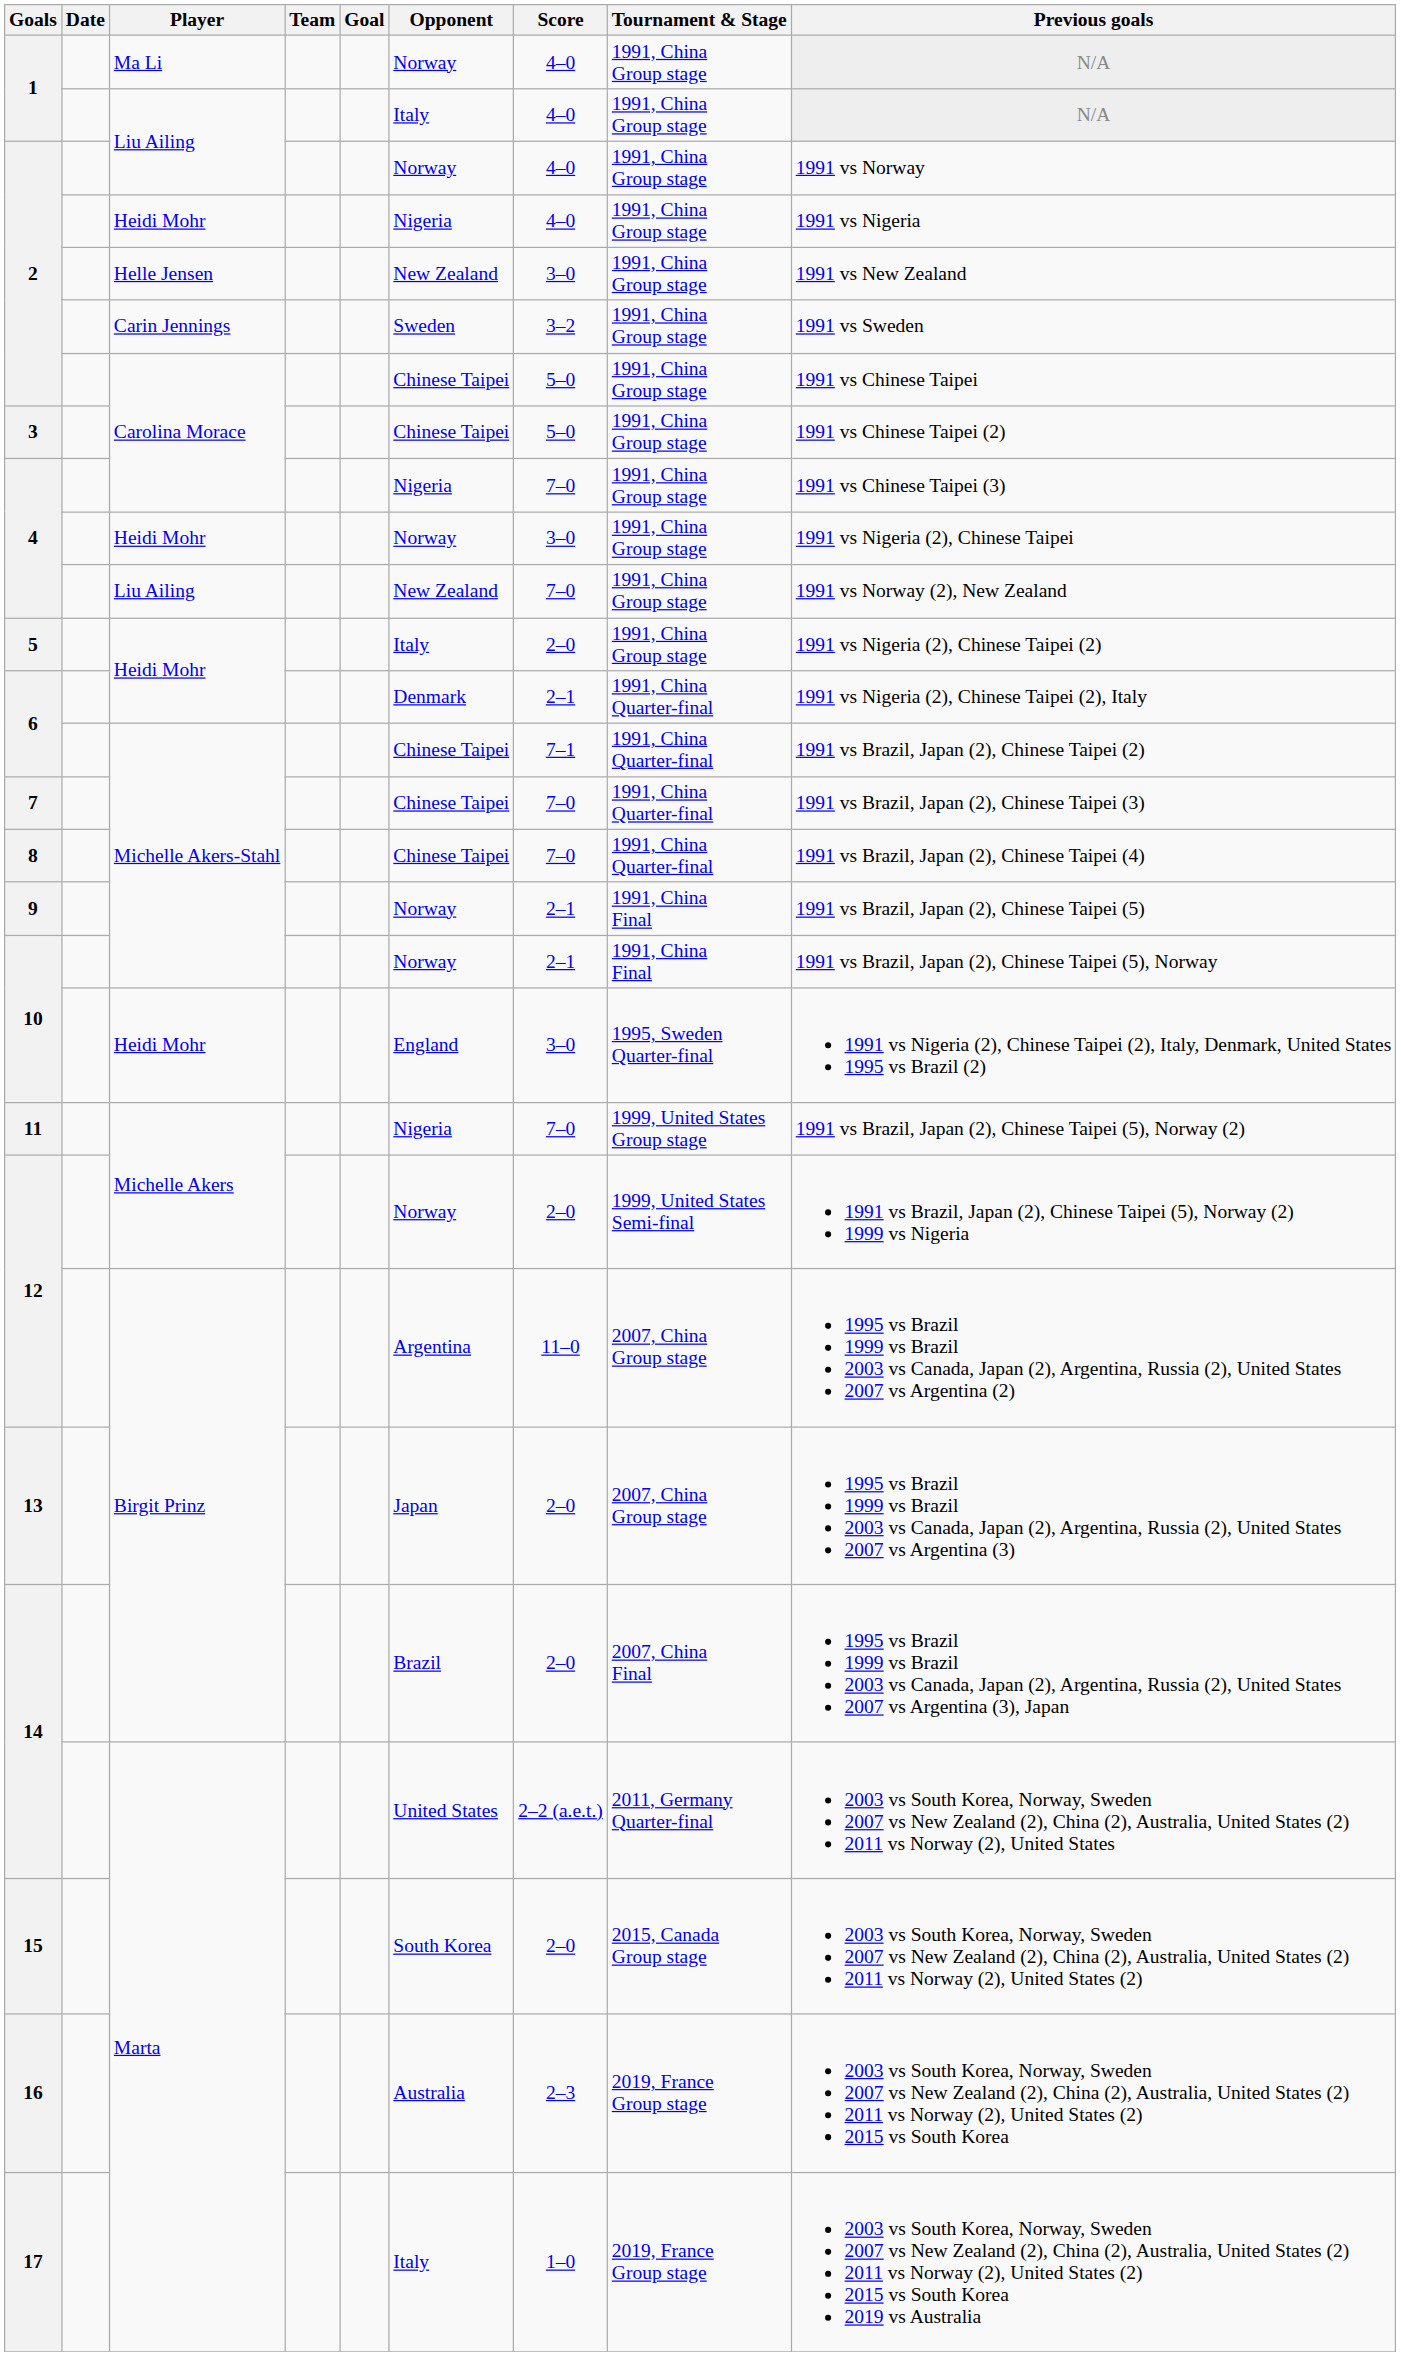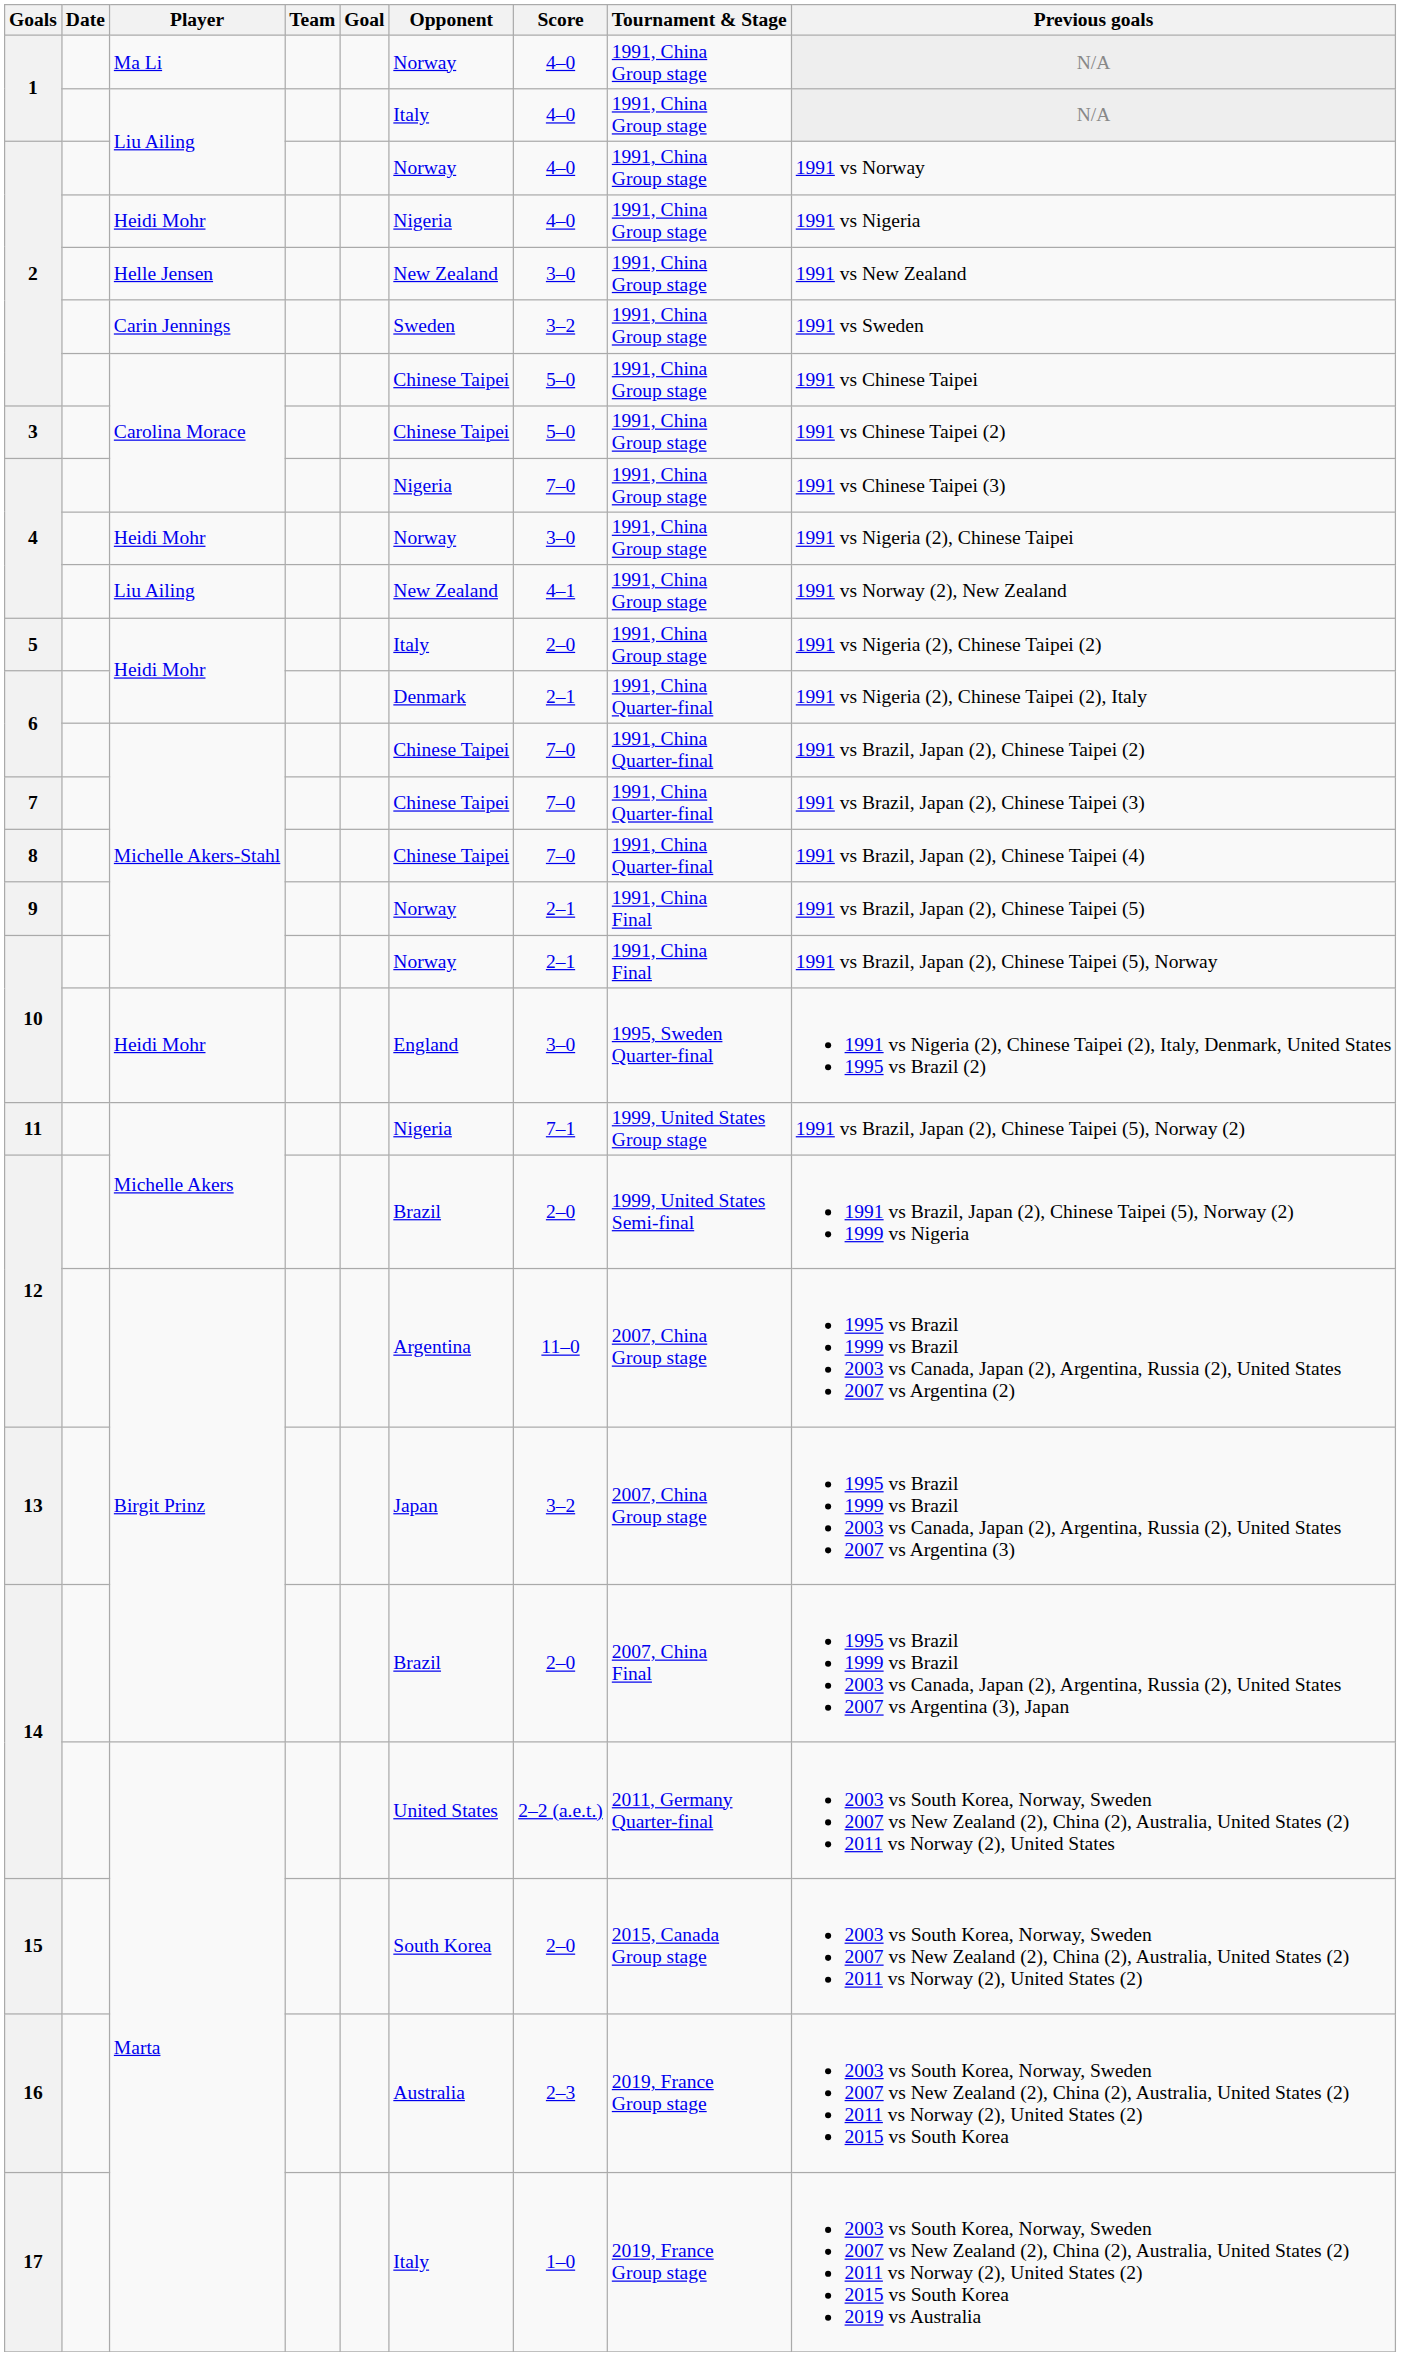(561, 591) 7–0 -> (561, 591) 4–1
(561, 749) 7–1 -> (561, 749) 7–0
(561, 1128) 7–0 -> (561, 1128) 7–1
(425, 1211) Norway -> (417, 1211) Brazil
(561, 1505) 2–0 -> (561, 1505) 3–2
